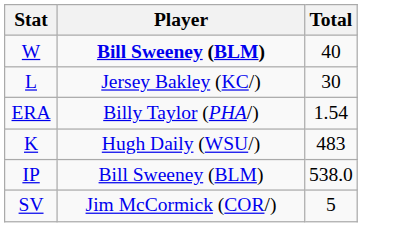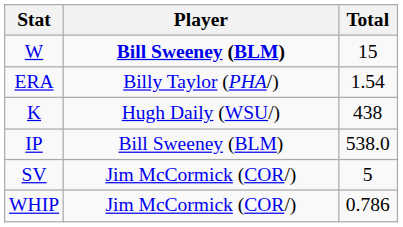(331, 50) 40 -> (368, 50) 15
- row: (31, 81)
(331, 143) 483 -> (368, 112) 438
+ row: (34, 205)
